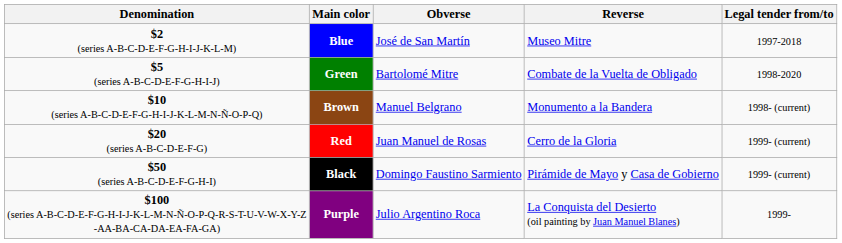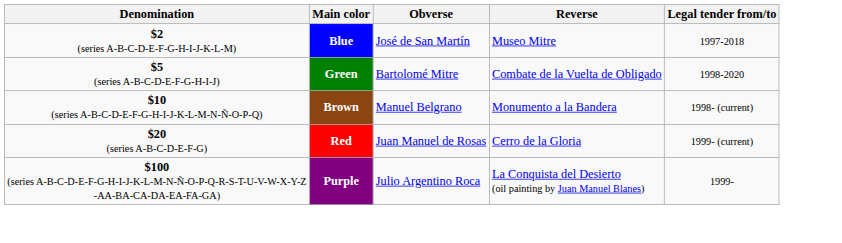- row: (157, 174)
